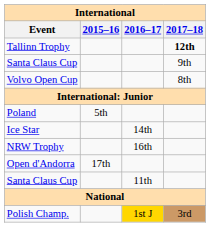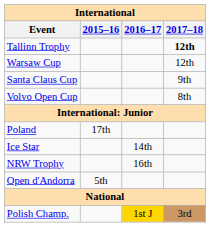+ row: (34, 63)
(101, 113) 5th -> (101, 130) 17th
(101, 163) 17th -> (101, 180) 5th
- row: (42, 180)
